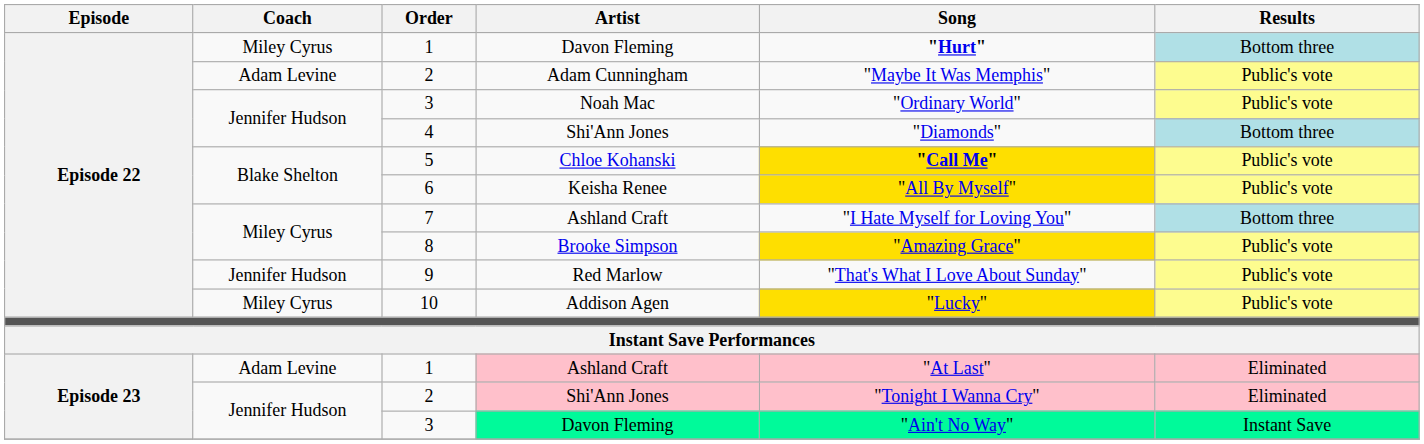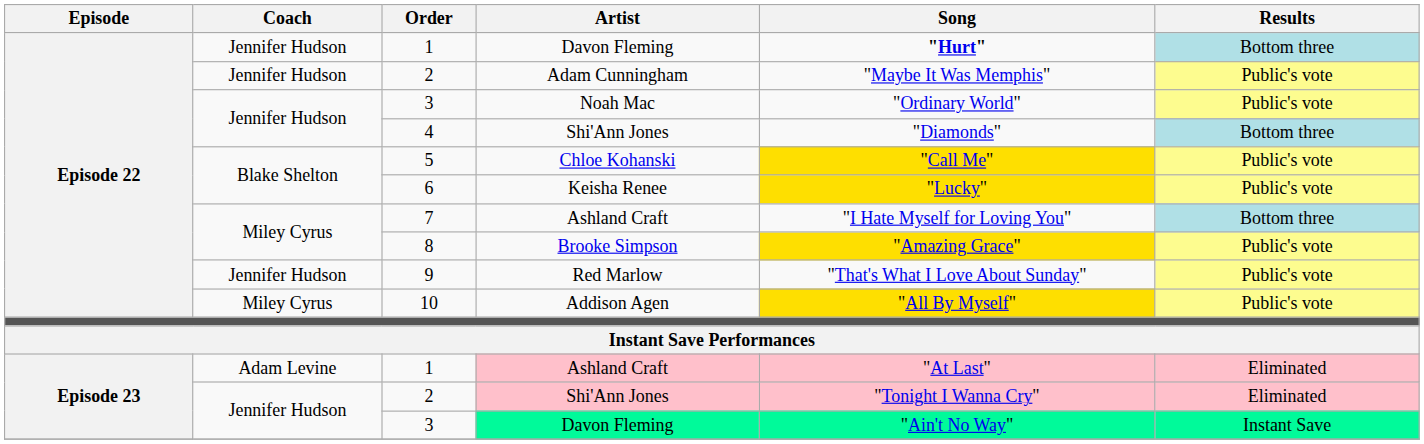(287, 47) Miley Cyrus -> (287, 47) Jennifer Hudson
(287, 75) Adam Levine -> (287, 75) Jennifer Hudson
(957, 160) bold -> (957, 160) normal
(957, 189) "All By Myself" -> (957, 189) "Lucky"
(957, 302) "Lucky" -> (957, 302) "All By Myself"
